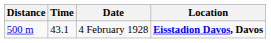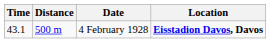columns swapped: (26, 12) <-> (62, 12)
